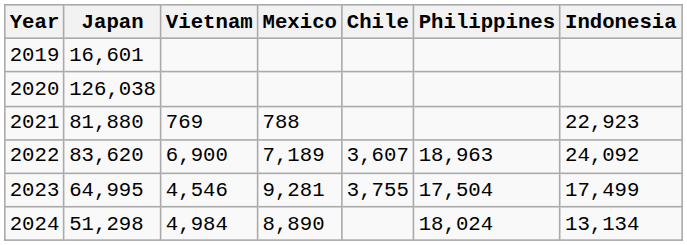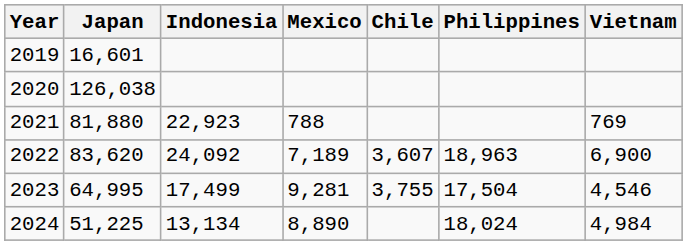columns swapped: (621, 22) <-> (209, 22)
(106, 224) 51,298 -> (106, 224) 51,225
